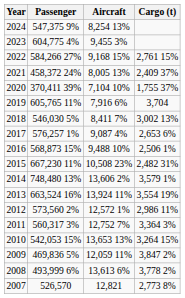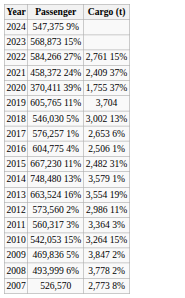- column: (109, 12)
(56, 42) 604,775 4% -> (56, 42) 568,873 15%
(56, 149) 568,873 15% -> (56, 149) 604,775 4%
